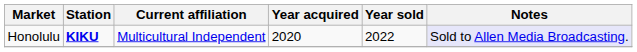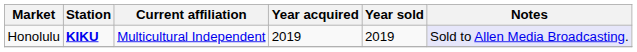(286, 36) 2020 -> (286, 36) 2019
(380, 36) 2022 -> (380, 36) 2019
